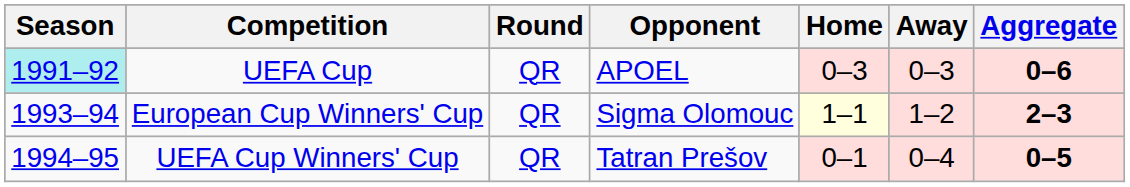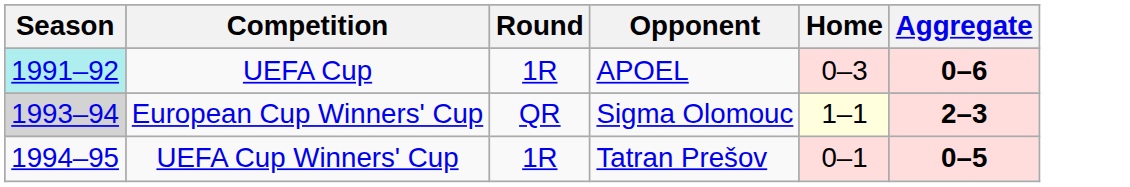- column: (932, 26)
(540, 70) QR -> (540, 70) 1R
(65, 114) no background -> (65, 114) lightgrey background
(540, 158) QR -> (540, 158) 1R
